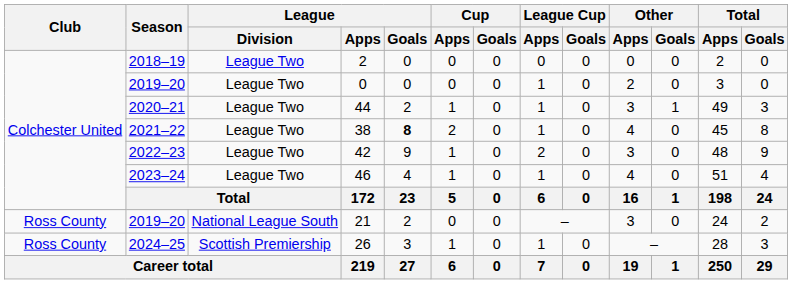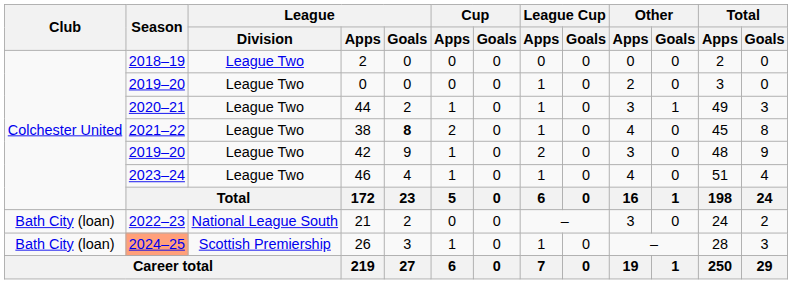(157, 152) 2022–23 -> (157, 152) 2019–20
(65, 221) Ross County -> (65, 221) Bath City (loan)
(157, 221) 2019–20 -> (157, 221) 2022–23
(65, 244) Ross County -> (65, 244) Bath City (loan)
(157, 244) no background -> (157, 244) lightsalmon background
